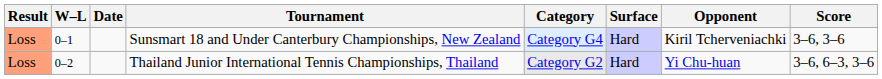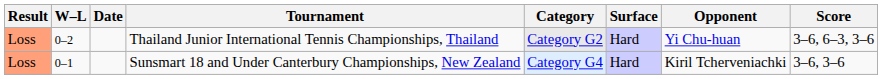rows swapped: (325, 39) <-> (314, 62)
